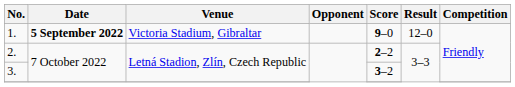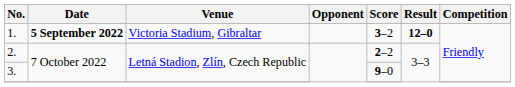(384, 33) 9–0 -> (384, 33) 3–2
(420, 33) normal -> (420, 33) bold
(384, 71) 3–2 -> (384, 71) 9–0
